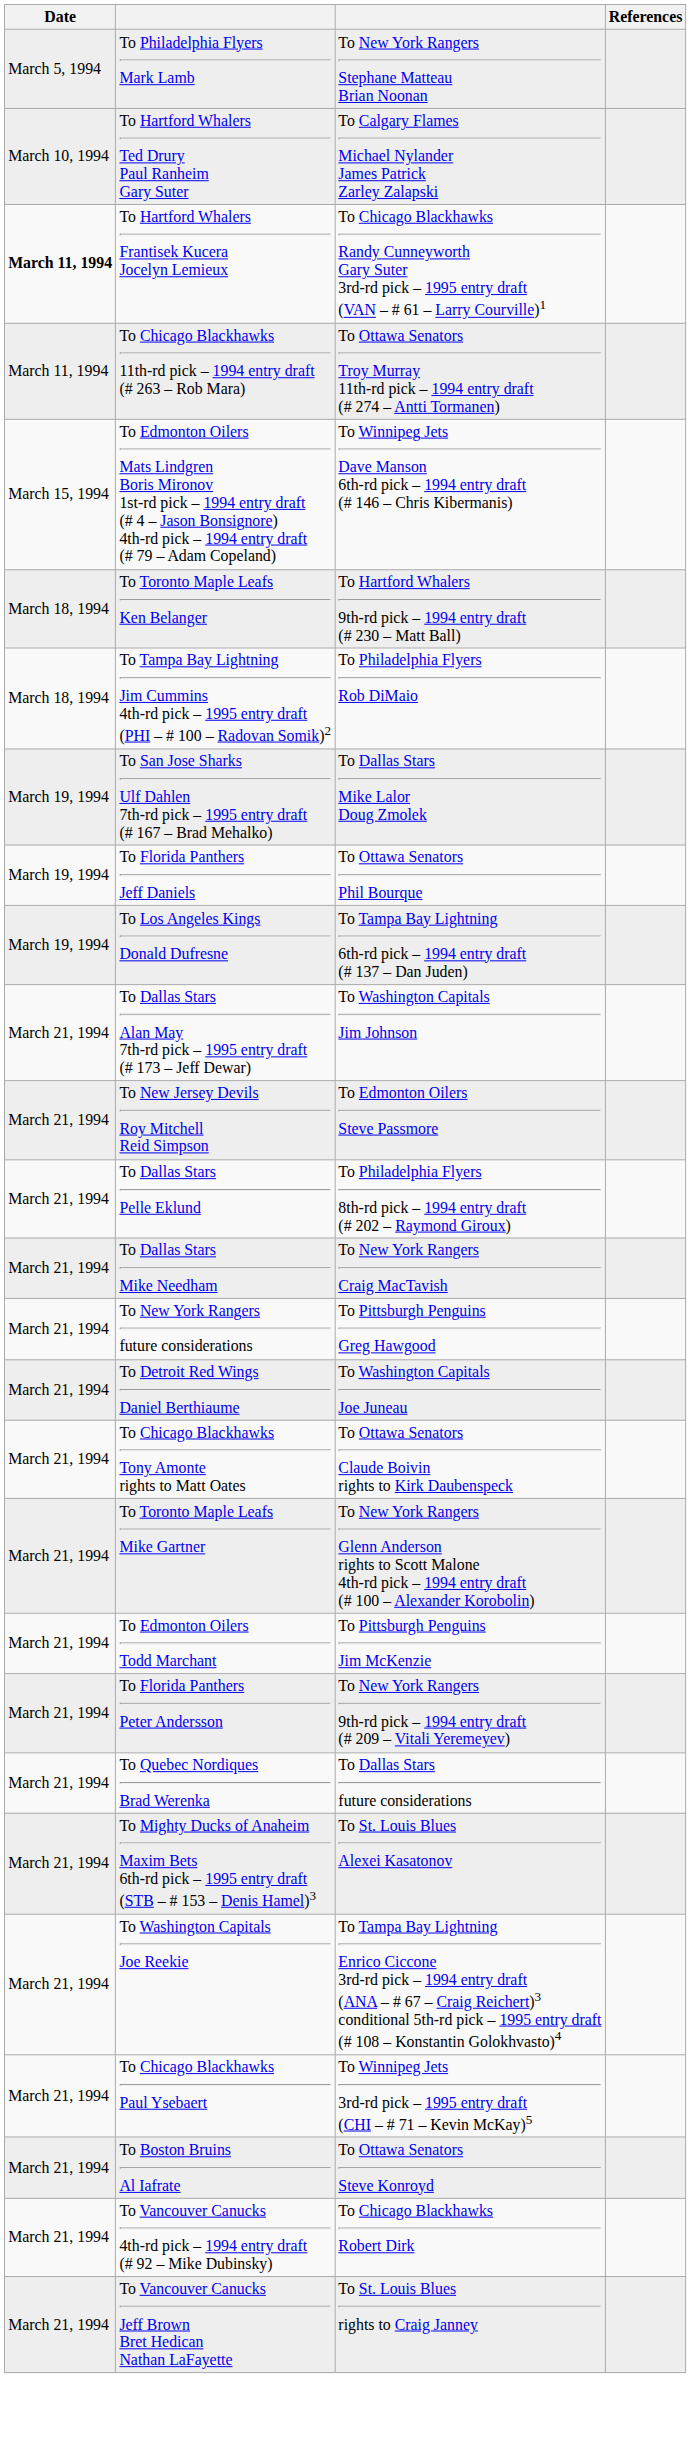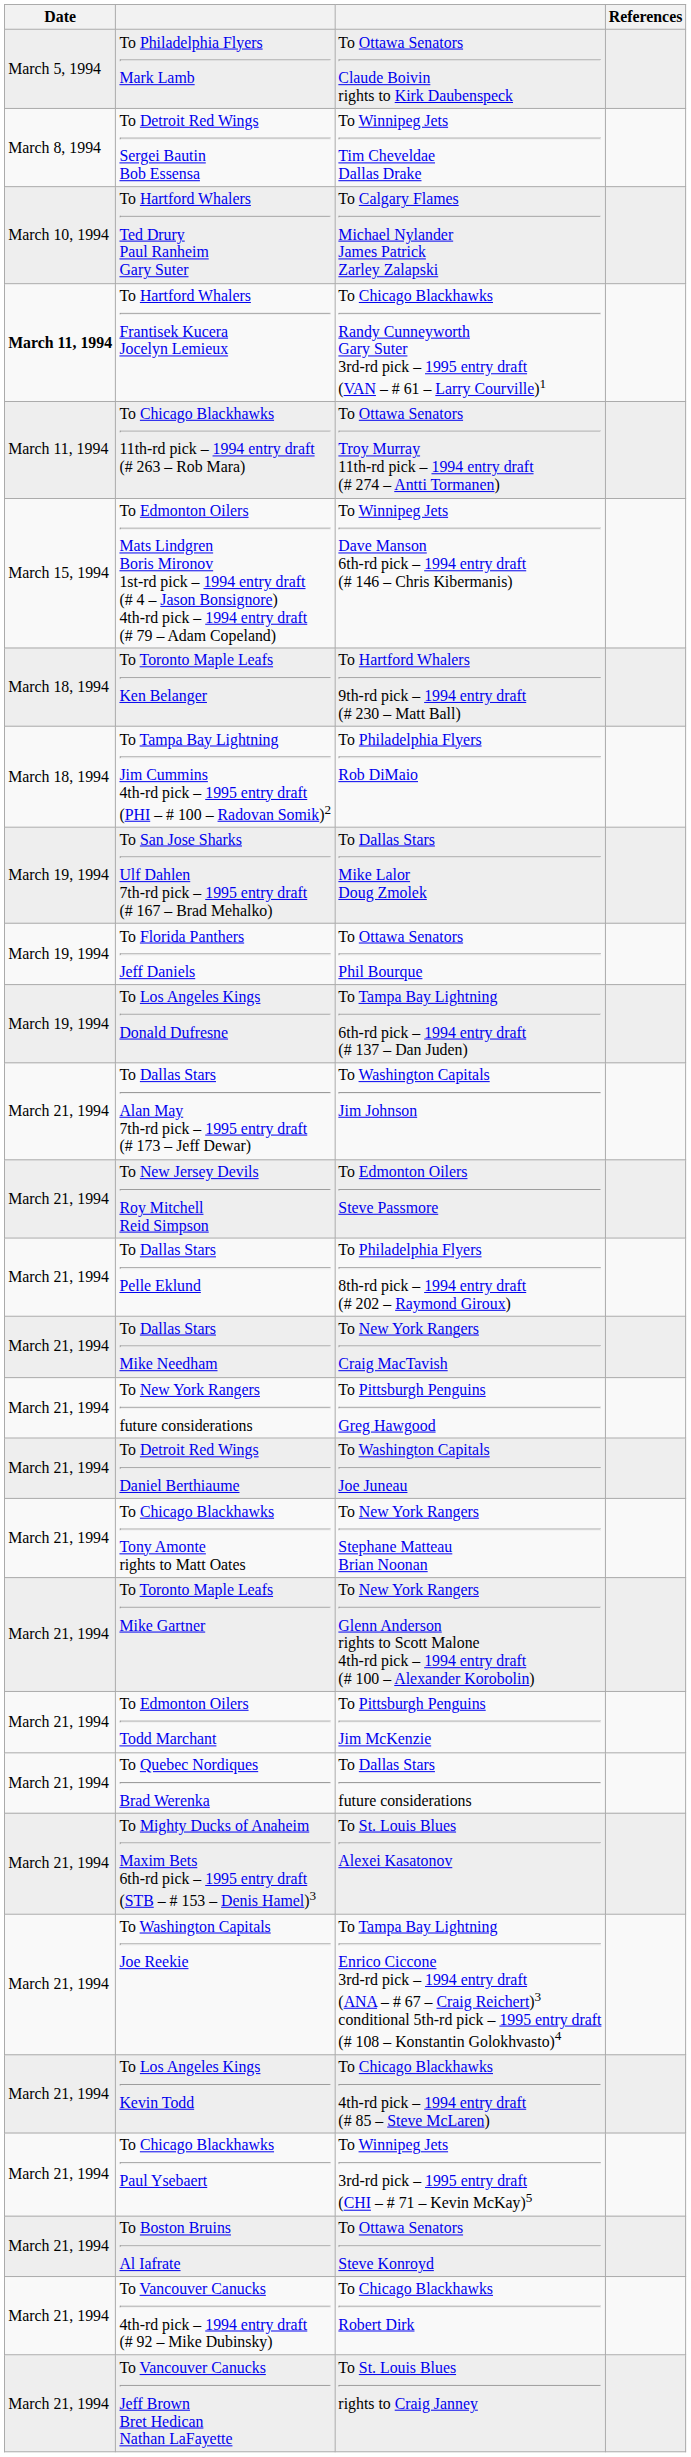(470, 68) To New York Rangers Stephane Matteau Brian Noonan -> (470, 68) To Ottawa Senators Claude Boivin rights to Kirk Daubenspeck
+ row: (225, 147)
(470, 1459) To Ottawa Senators Claude Boivin rights to Kirk Daubenspeck -> (470, 1538) To New York Rangers Stephane Matteau Brian Noonan
- row: (225, 1704)
+ row: (225, 2084)
